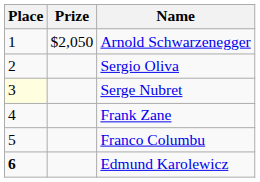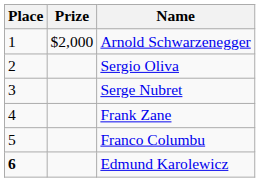(72, 41) $2,050 -> (72, 41) $2,000
(12, 90) lightyellow background -> (12, 90) no background
